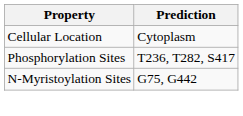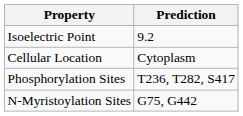+ row: (51, 36)
